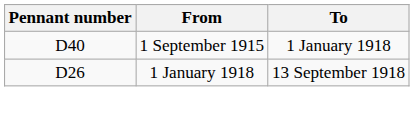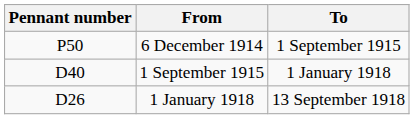+ row: (202, 45)
